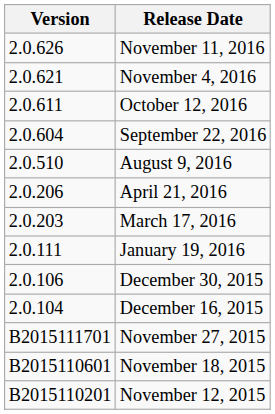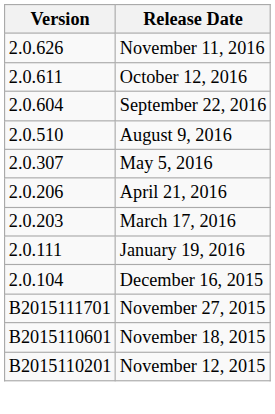- row: (188, 76)
+ row: (166, 163)
- row: (192, 279)
